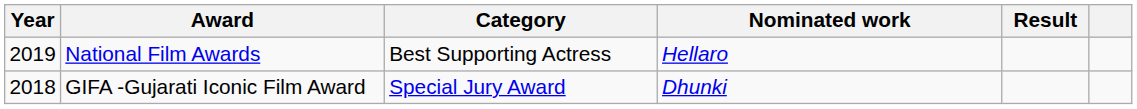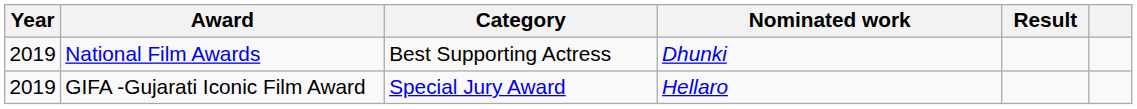(695, 53) Hellaro -> (694, 53) Dhunki
(33, 86) 2018 -> (33, 86) 2019
(694, 86) Dhunki -> (695, 86) Hellaro
